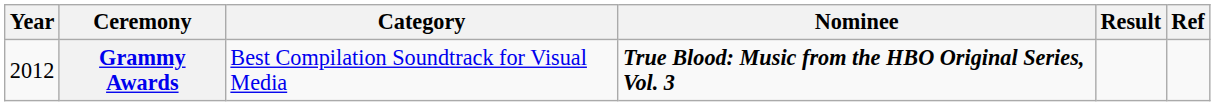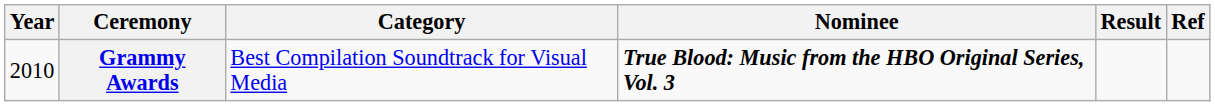(32, 69) 2012 -> (32, 69) 2010
